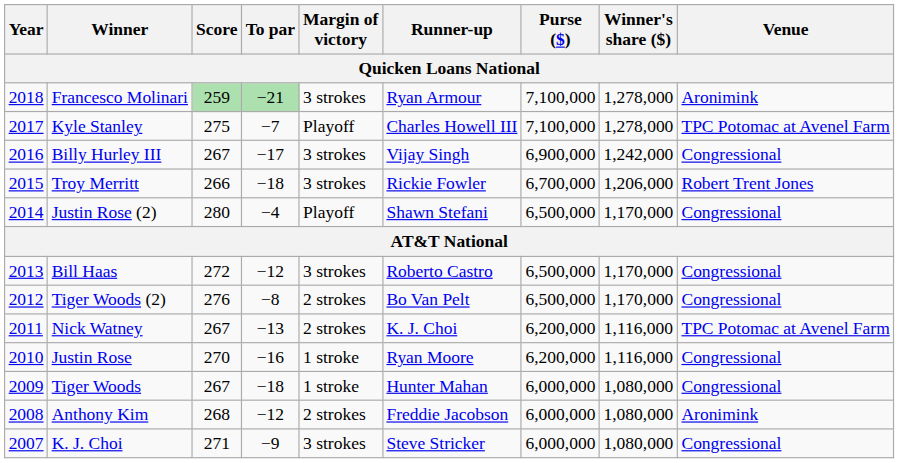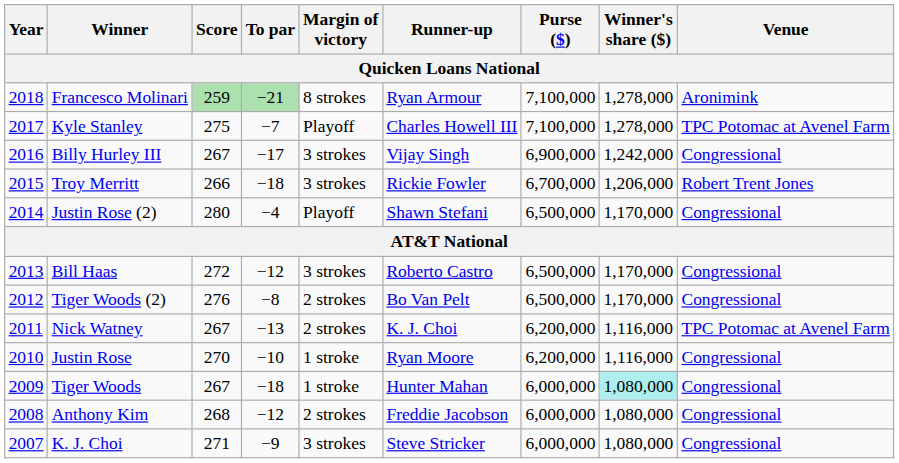(334, 97) 3 strokes -> (334, 97) 8 strokes
(270, 356) −16 -> (270, 356) −10
(638, 385) no background -> (638, 385) paleturquoise background
(720, 414) Aronimink -> (731, 414) Congressional
